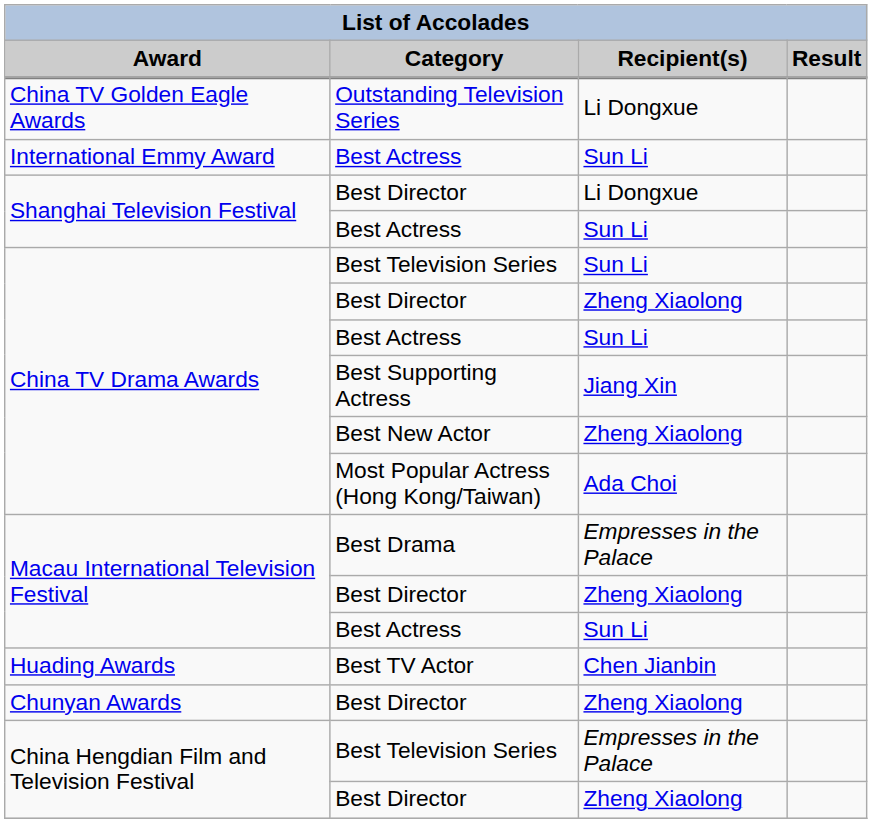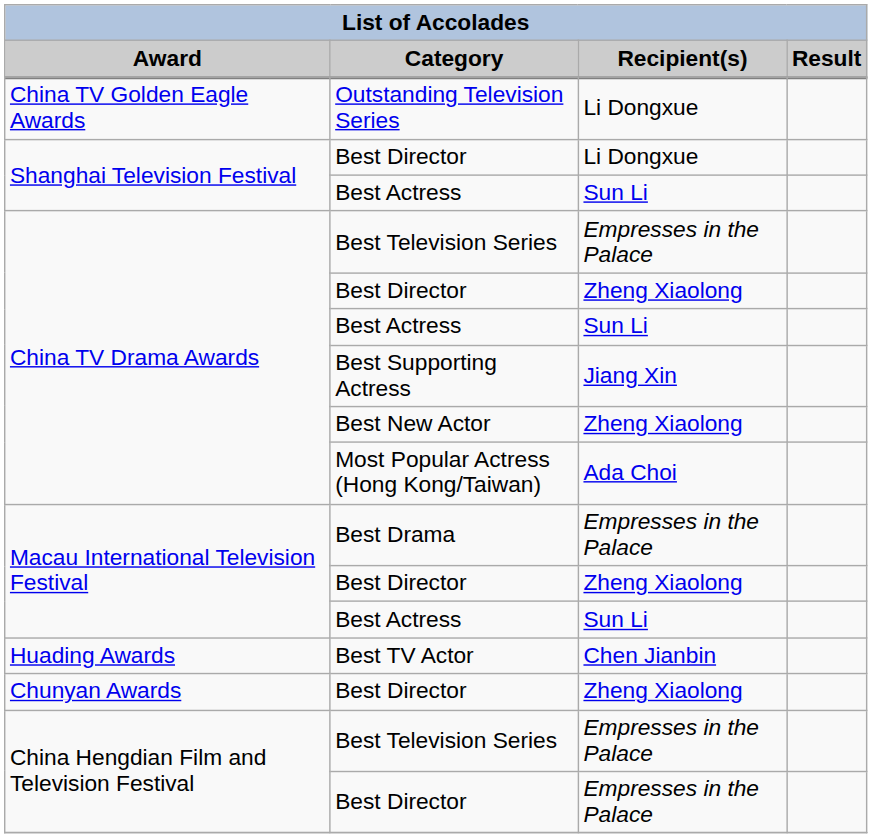- row: (142, 156)
(616, 264) Sun Li -> (671, 241) Empresses in the Palace
(663, 799) Zheng Xiaolong -> (671, 801) Empresses in the Palace
